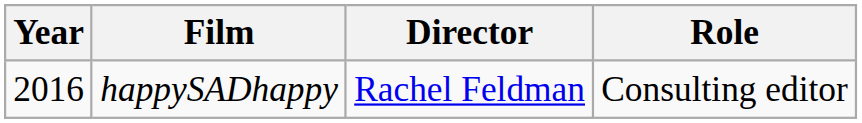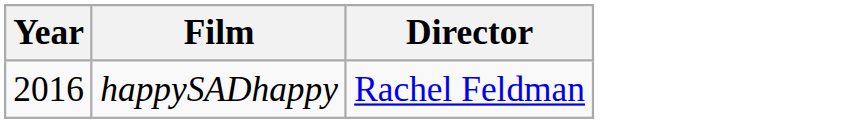- column: (725, 32)
